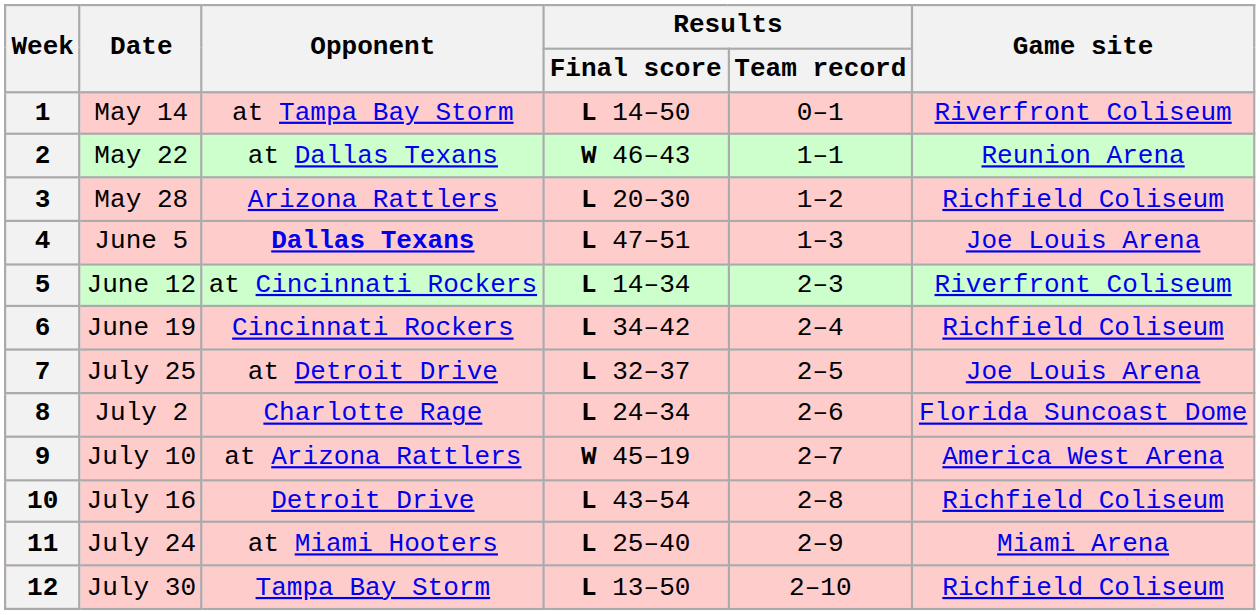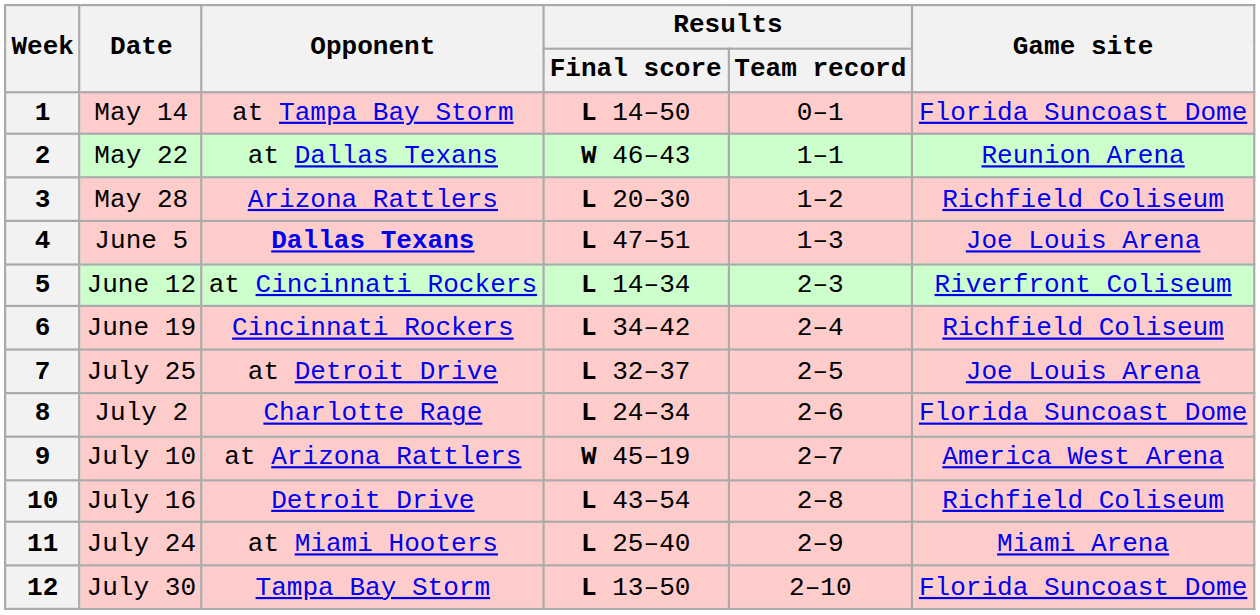(1083, 113) Riverfront Coliseum -> (1083, 113) Florida Suncoast Dome
(1083, 587) Richfield Coliseum -> (1083, 587) Florida Suncoast Dome
